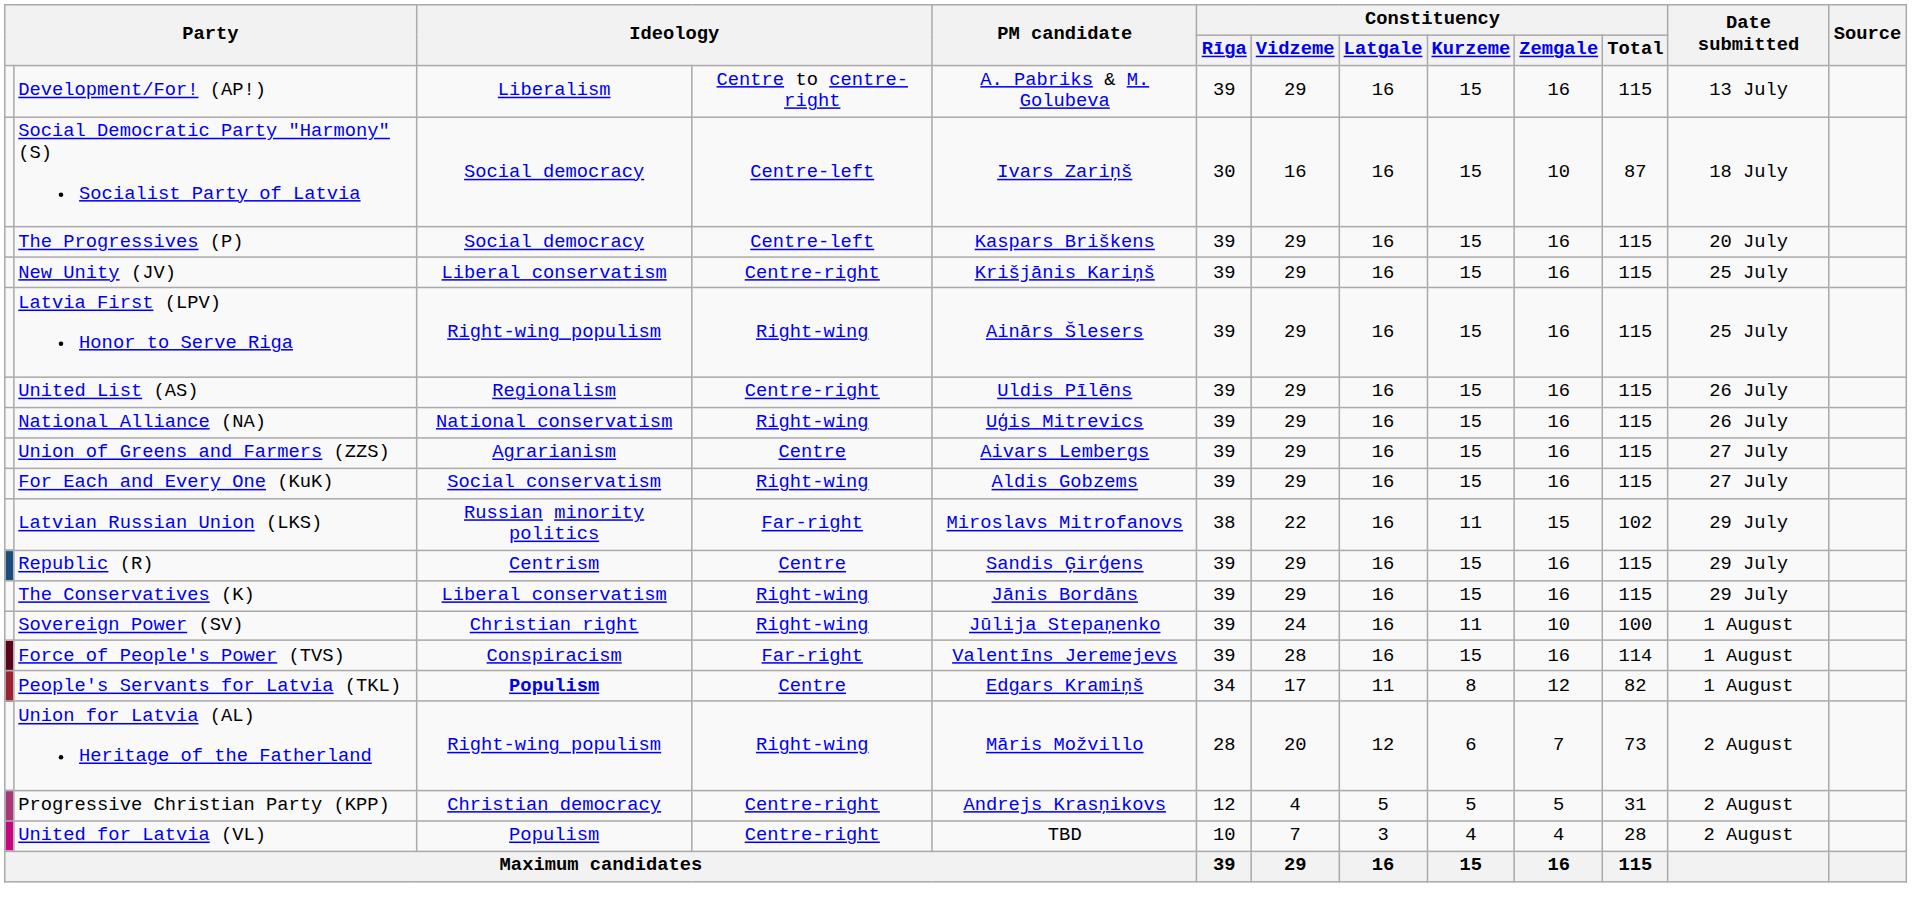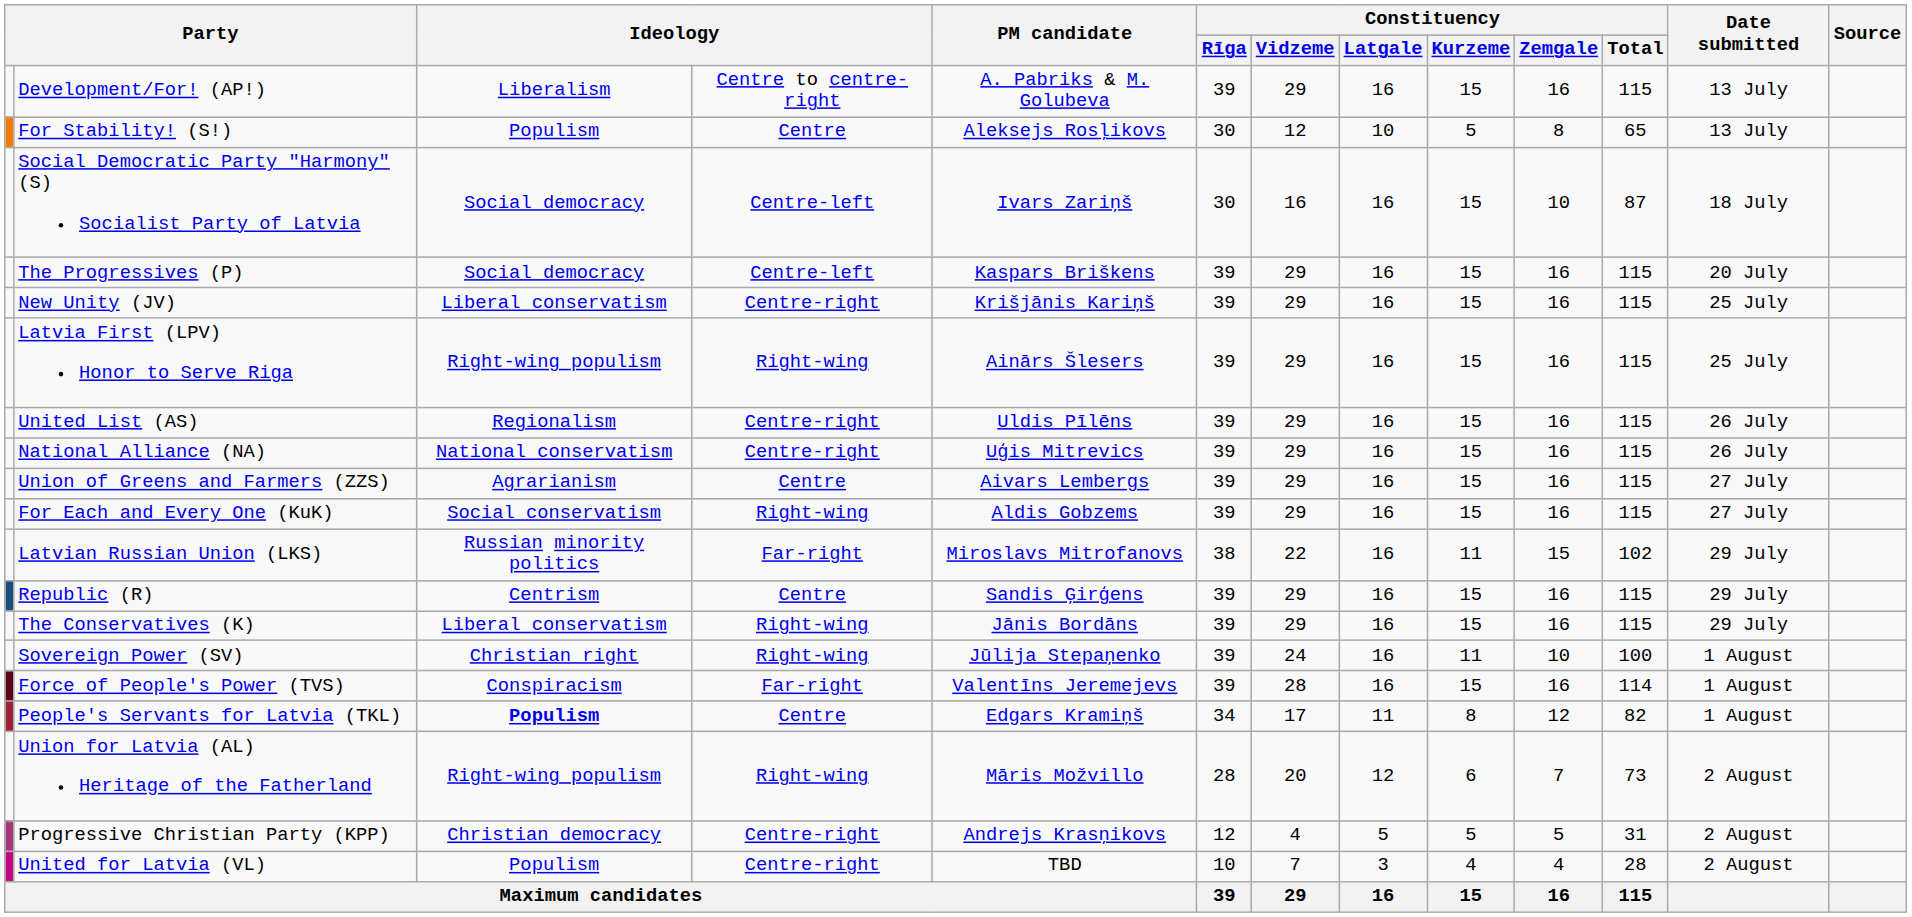+ row: (125, 132)
(812, 423) Right-wing -> (812, 453) Centre-right
